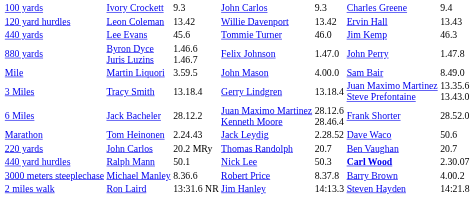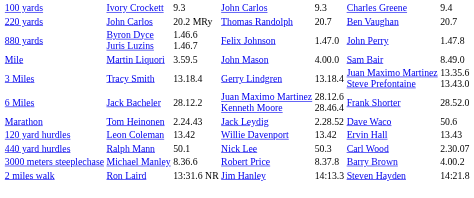rows swapped: (24, 148) <-> (38, 21)
- row: (24, 35)
(369, 162) bold -> (368, 148) normal
